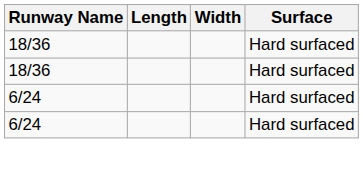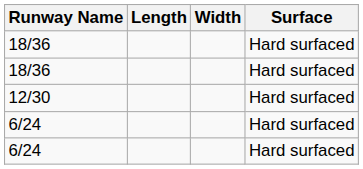+ row: (29, 97)
